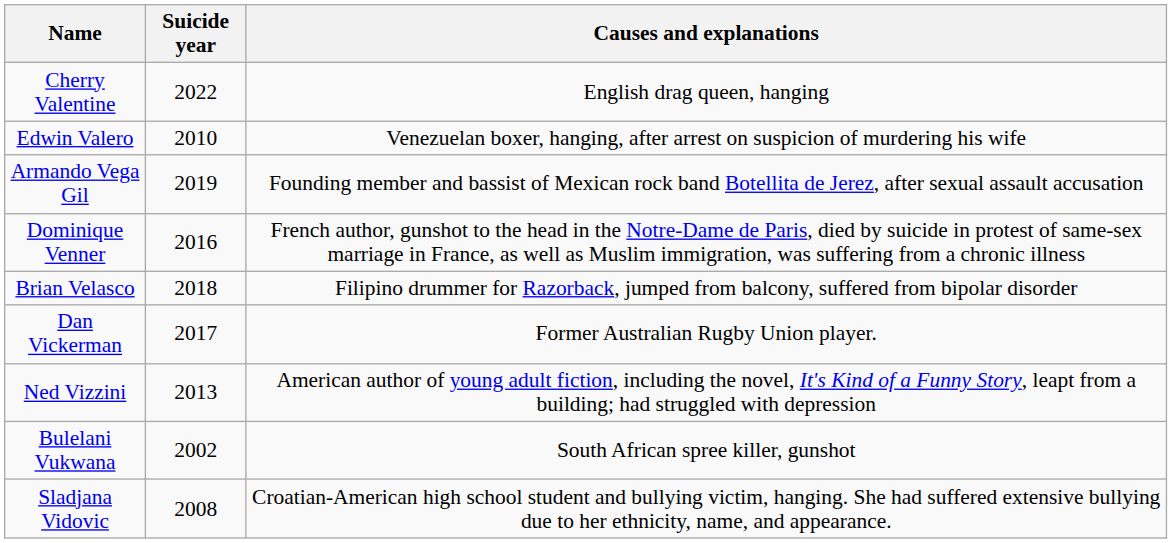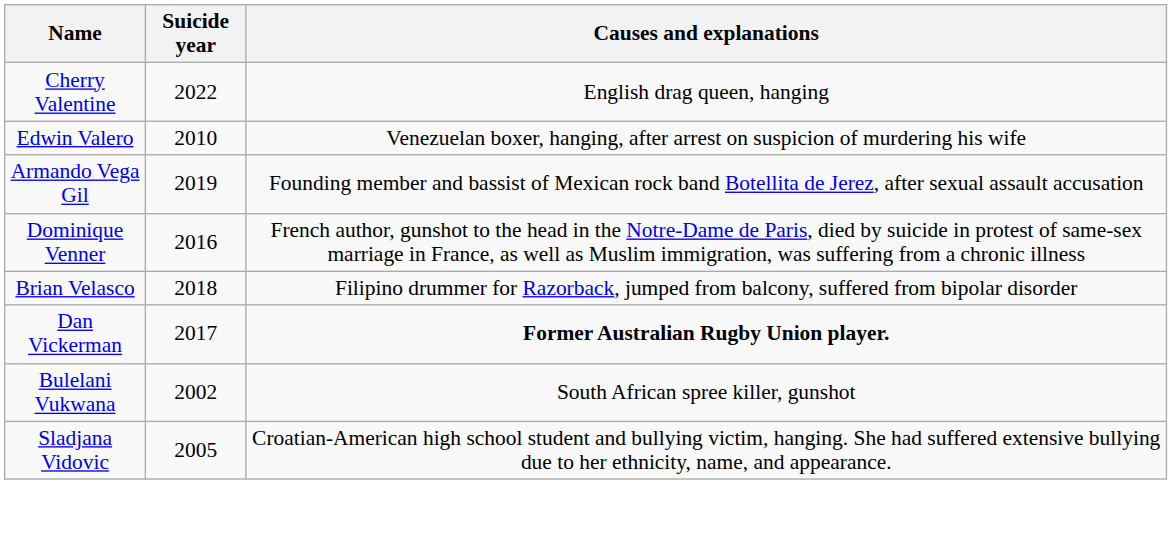(706, 334) normal -> (706, 334) bold
- row: (75, 392)
(196, 508) 2008 -> (196, 450) 2005
